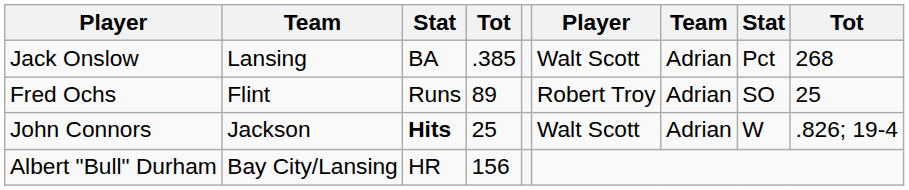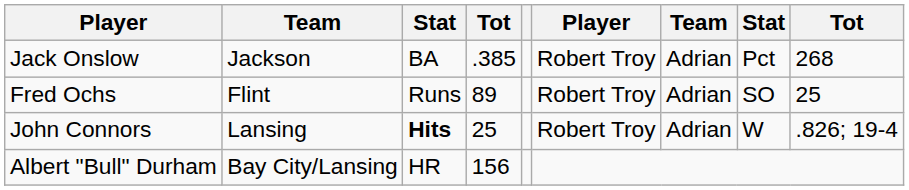(267, 58) Lansing -> (269, 58) Jackson
(588, 58) Walt Scott -> (596, 58) Robert Troy
(269, 130) Jackson -> (267, 130) Lansing
(588, 130) Walt Scott -> (596, 130) Robert Troy
